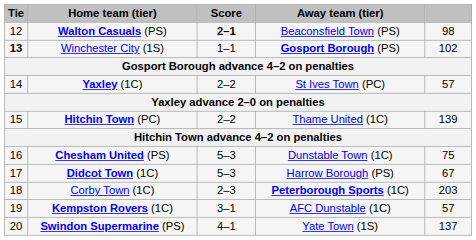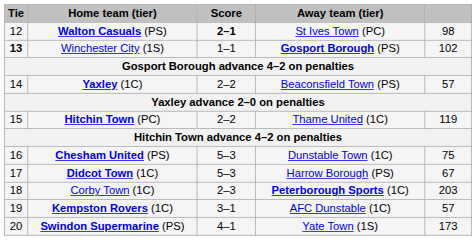(340, 31) Beaconsfield Town (PS) -> (340, 31) St Ives Town (PC)
(340, 85) St Ives Town (PC) -> (340, 85) Beaconsfield Town (PS)
(448, 120) 139 -> (448, 120) 119
(448, 227) 137 -> (448, 227) 173
